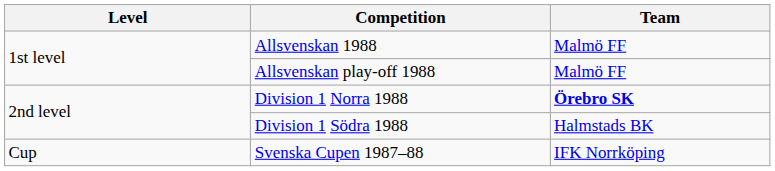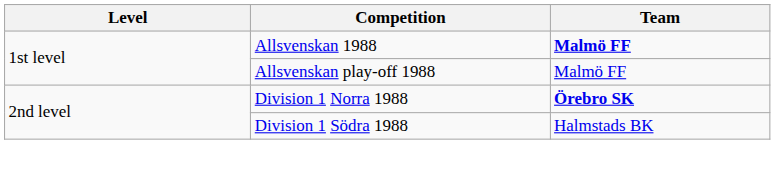(590, 44) normal -> (592, 44) bold
- row: (339, 152)
